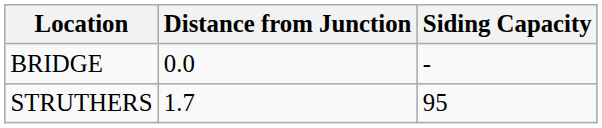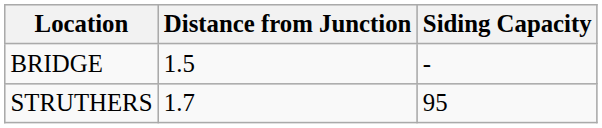(179, 63) 0.0 -> (179, 63) 1.5
